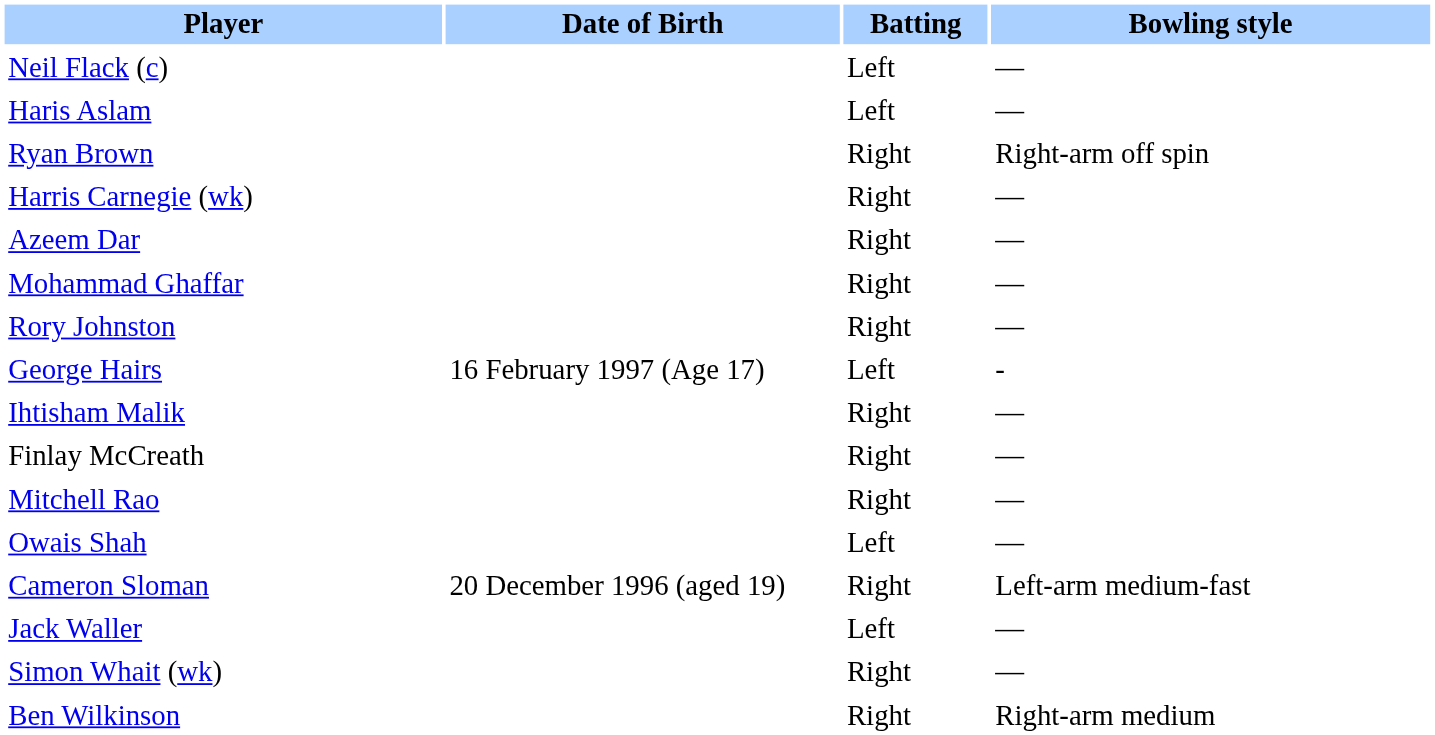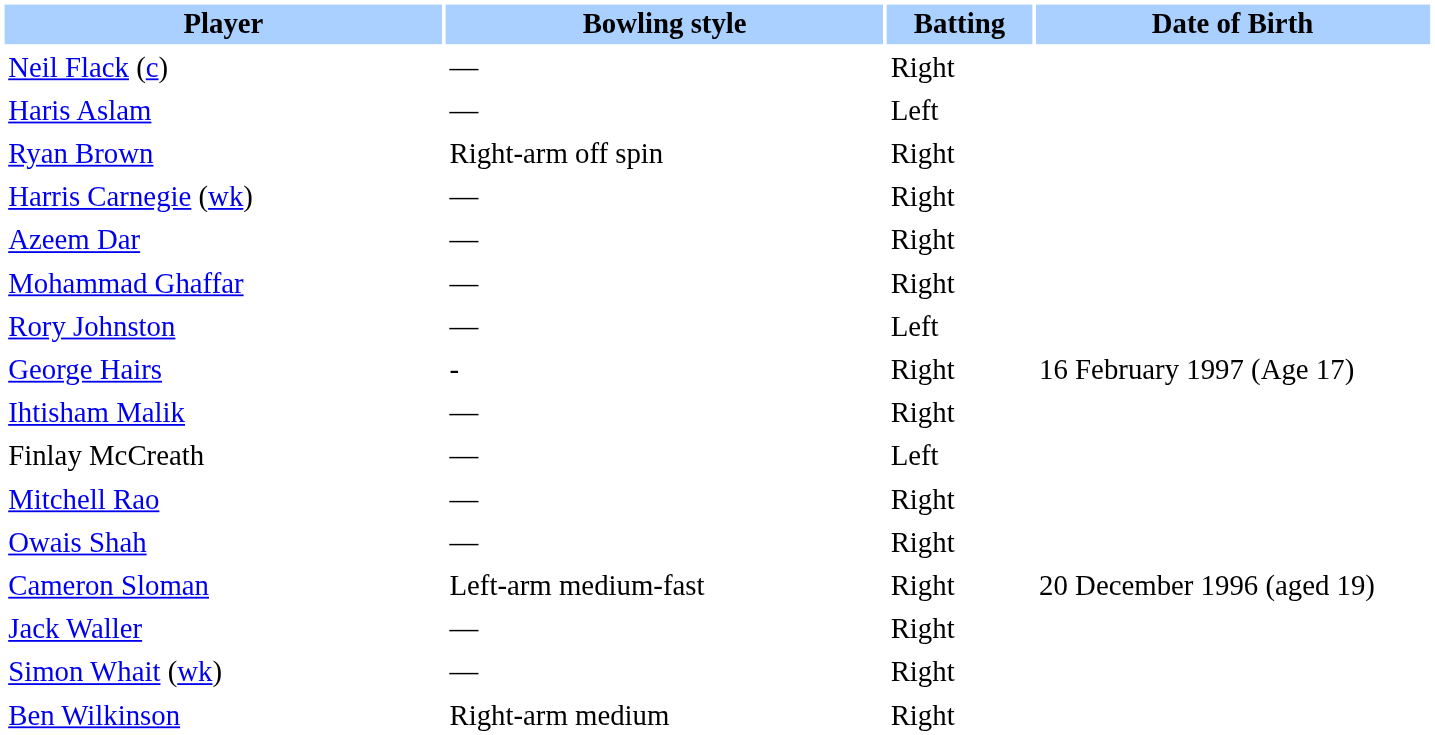columns swapped: (643, 23) <-> (1211, 23)
(871, 67) Left -> (923, 67) Right
(879, 326) Right -> (915, 326) Left
(871, 369) Left -> (923, 369) Right
(879, 455) Right -> (915, 455) Left
(871, 542) Left -> (923, 542) Right
(871, 628) Left -> (923, 628) Right
